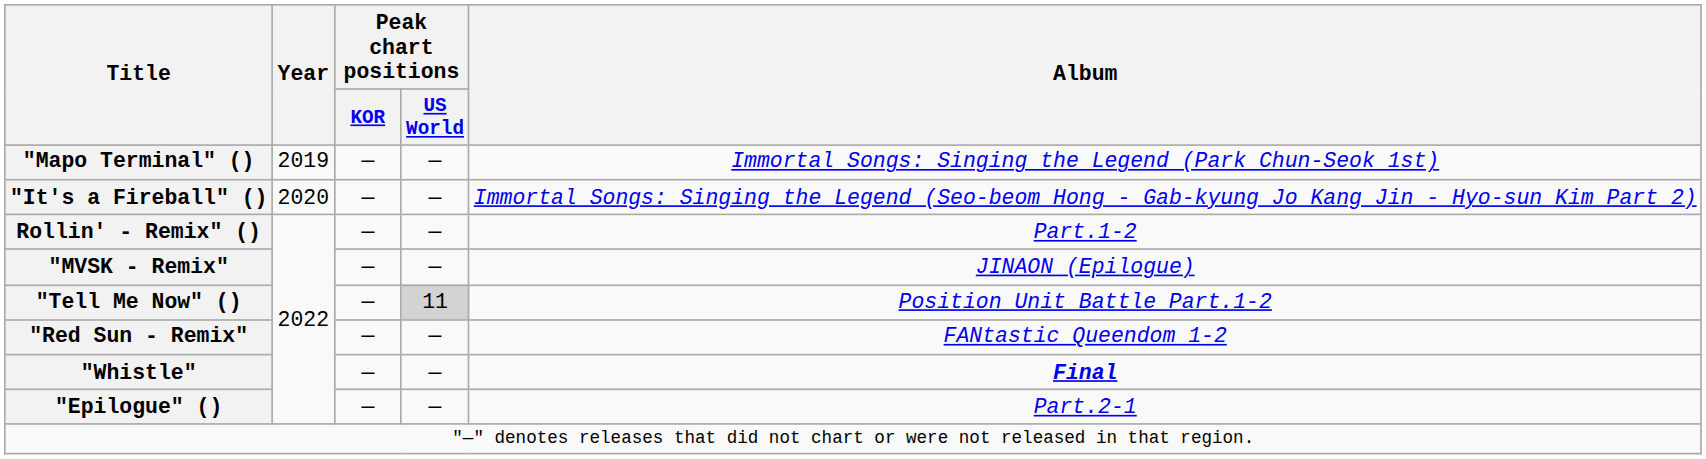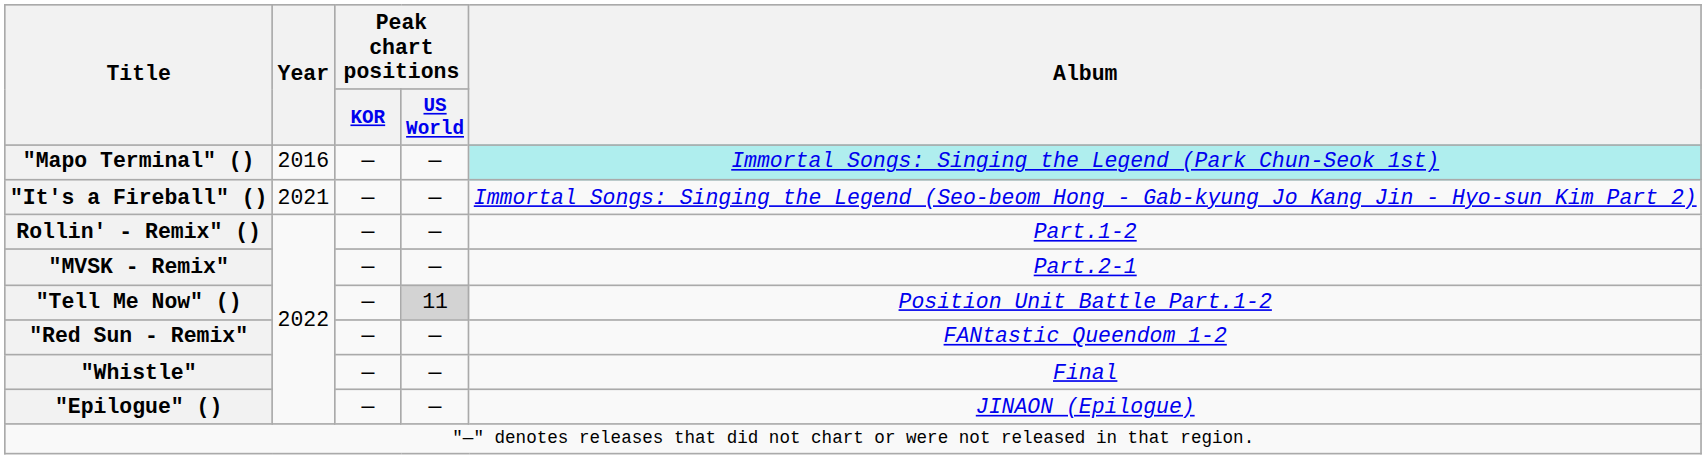(303, 162) 2019 -> (303, 162) 2016
(1085, 162) no background -> (1085, 162) paleturquoise background
(303, 197) 2020 -> (303, 197) 2021
(1085, 267) JINAON (Epilogue) -> (1085, 267) Part.2-1
(1085, 372) bold -> (1085, 372) normal
(1085, 407) Part.2-1 -> (1085, 407) JINAON (Epilogue)
